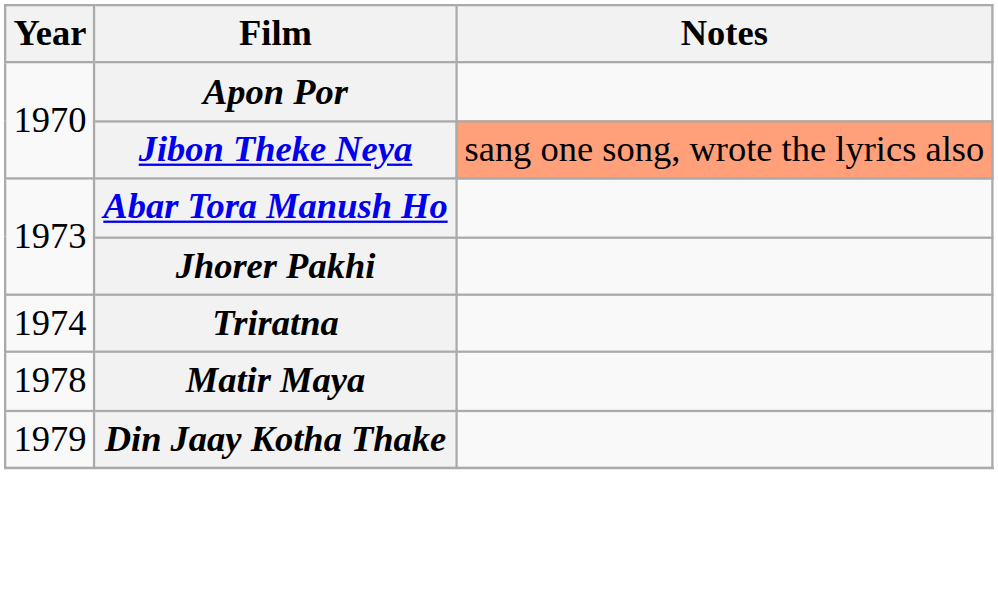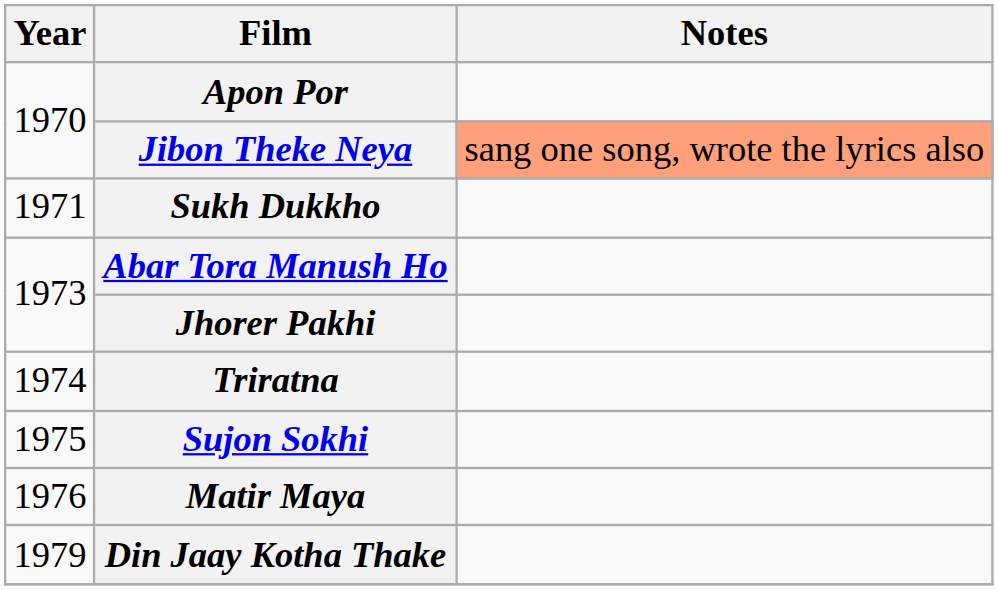+ row: (275, 206)
+ row: (275, 438)
(50, 380) 1978 -> (50, 496) 1976
